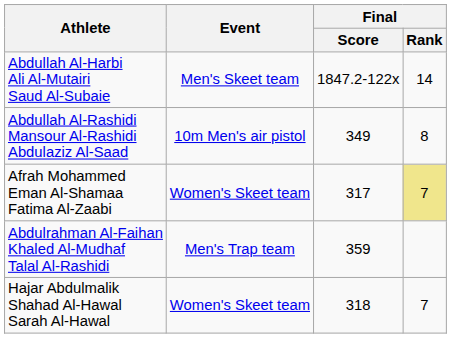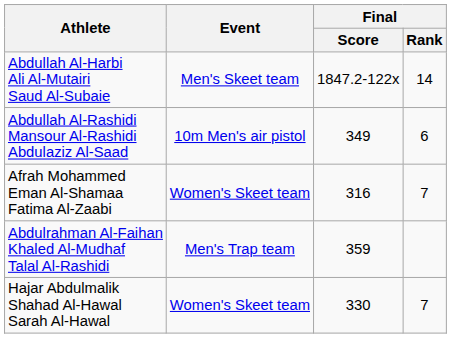(424, 136) 8 -> (424, 136) 6
(358, 193) 317 -> (358, 193) 316
(424, 193) khaki background -> (424, 193) no background
(358, 306) 318 -> (358, 306) 330
